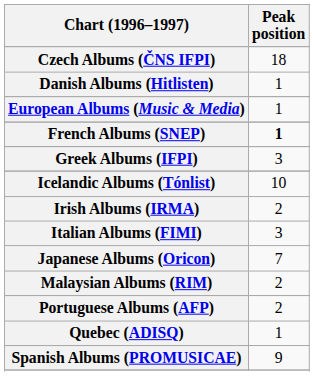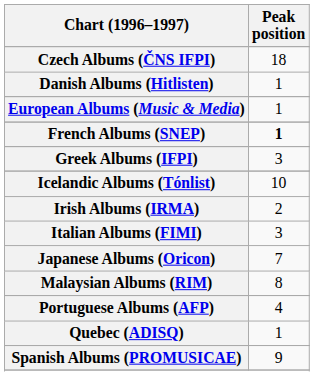(279, 283) 2 -> (279, 283) 8
(279, 308) 2 -> (279, 308) 4
